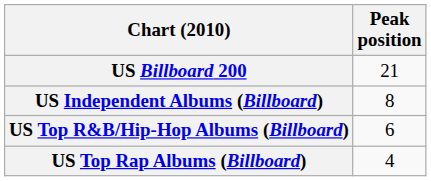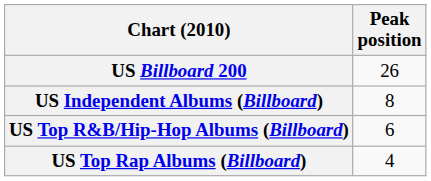(390, 70) 21 -> (390, 70) 26
